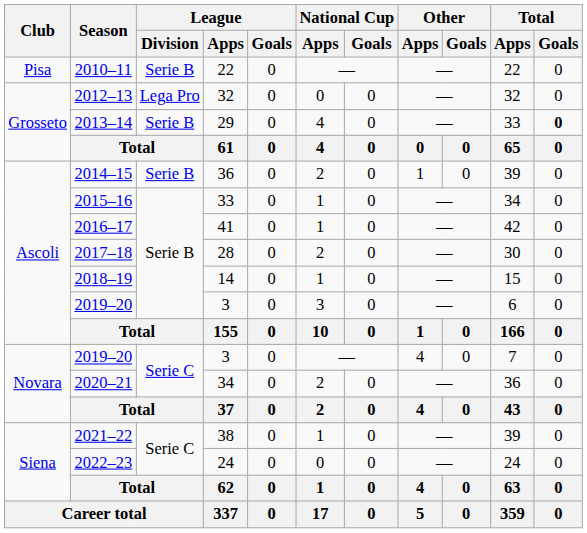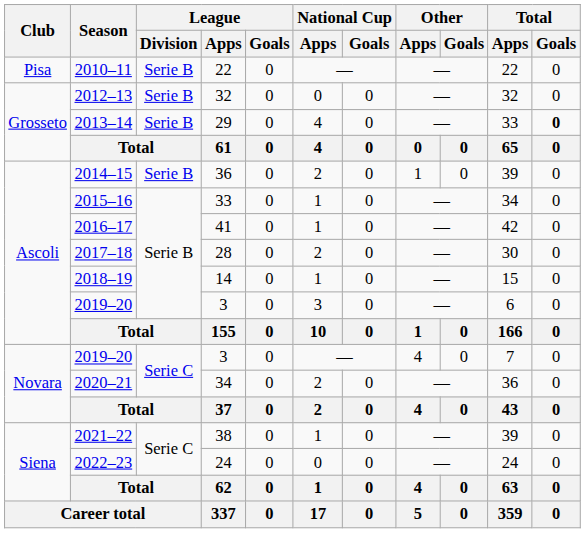(170, 95) Lega Pro -> (169, 95) Serie B
